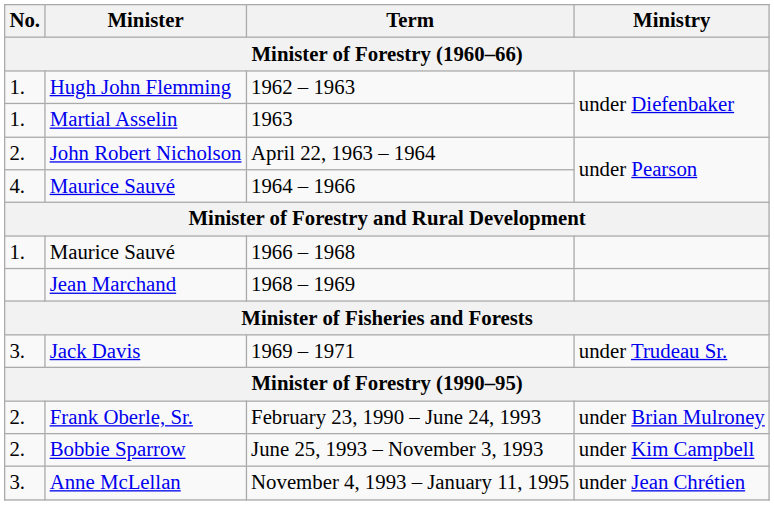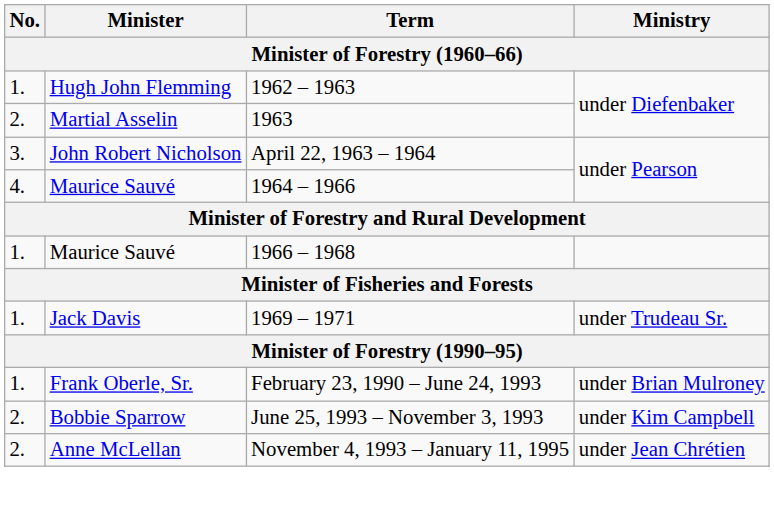(17, 119) 1. -> (17, 119) 2.
(17, 152) 2. -> (17, 152) 3.
- row: (113, 284)
(17, 350) 3. -> (17, 317) 1.
(17, 416) 2. -> (17, 383) 1.
(17, 482) 3. -> (17, 449) 2.
